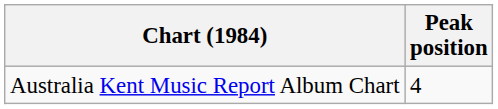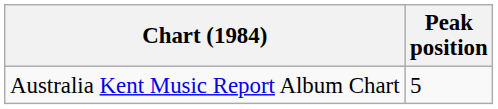(416, 84) 4 -> (416, 84) 5
